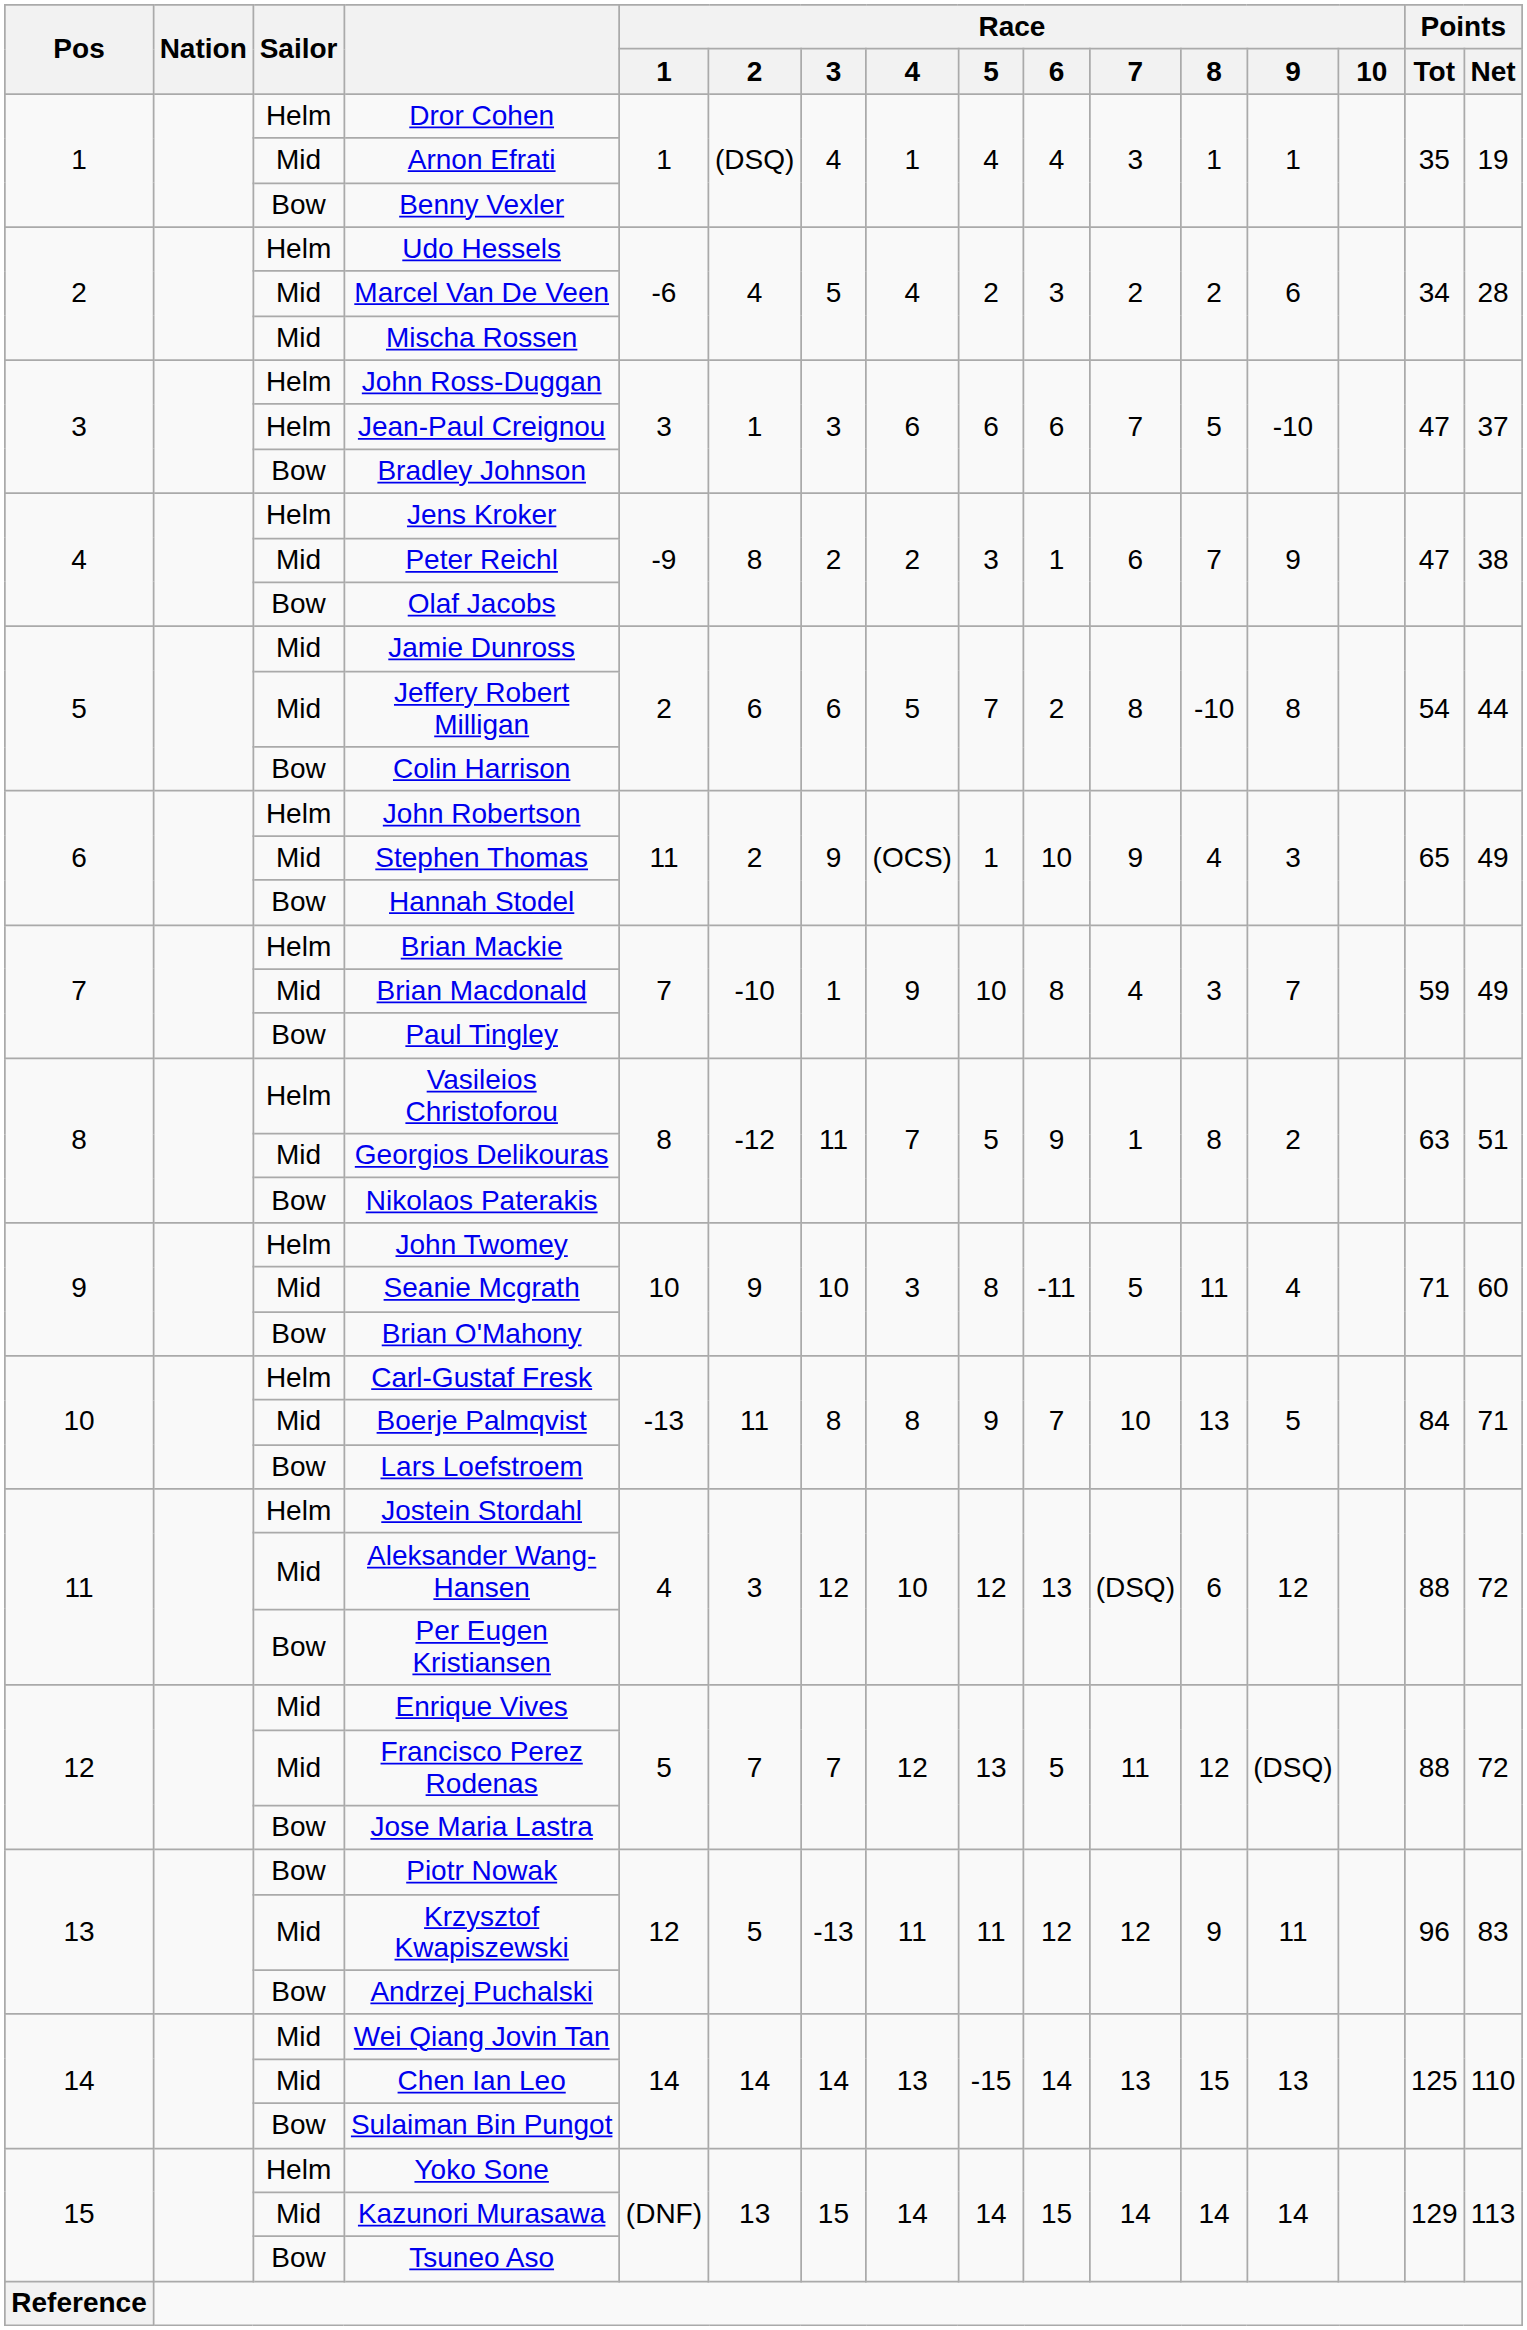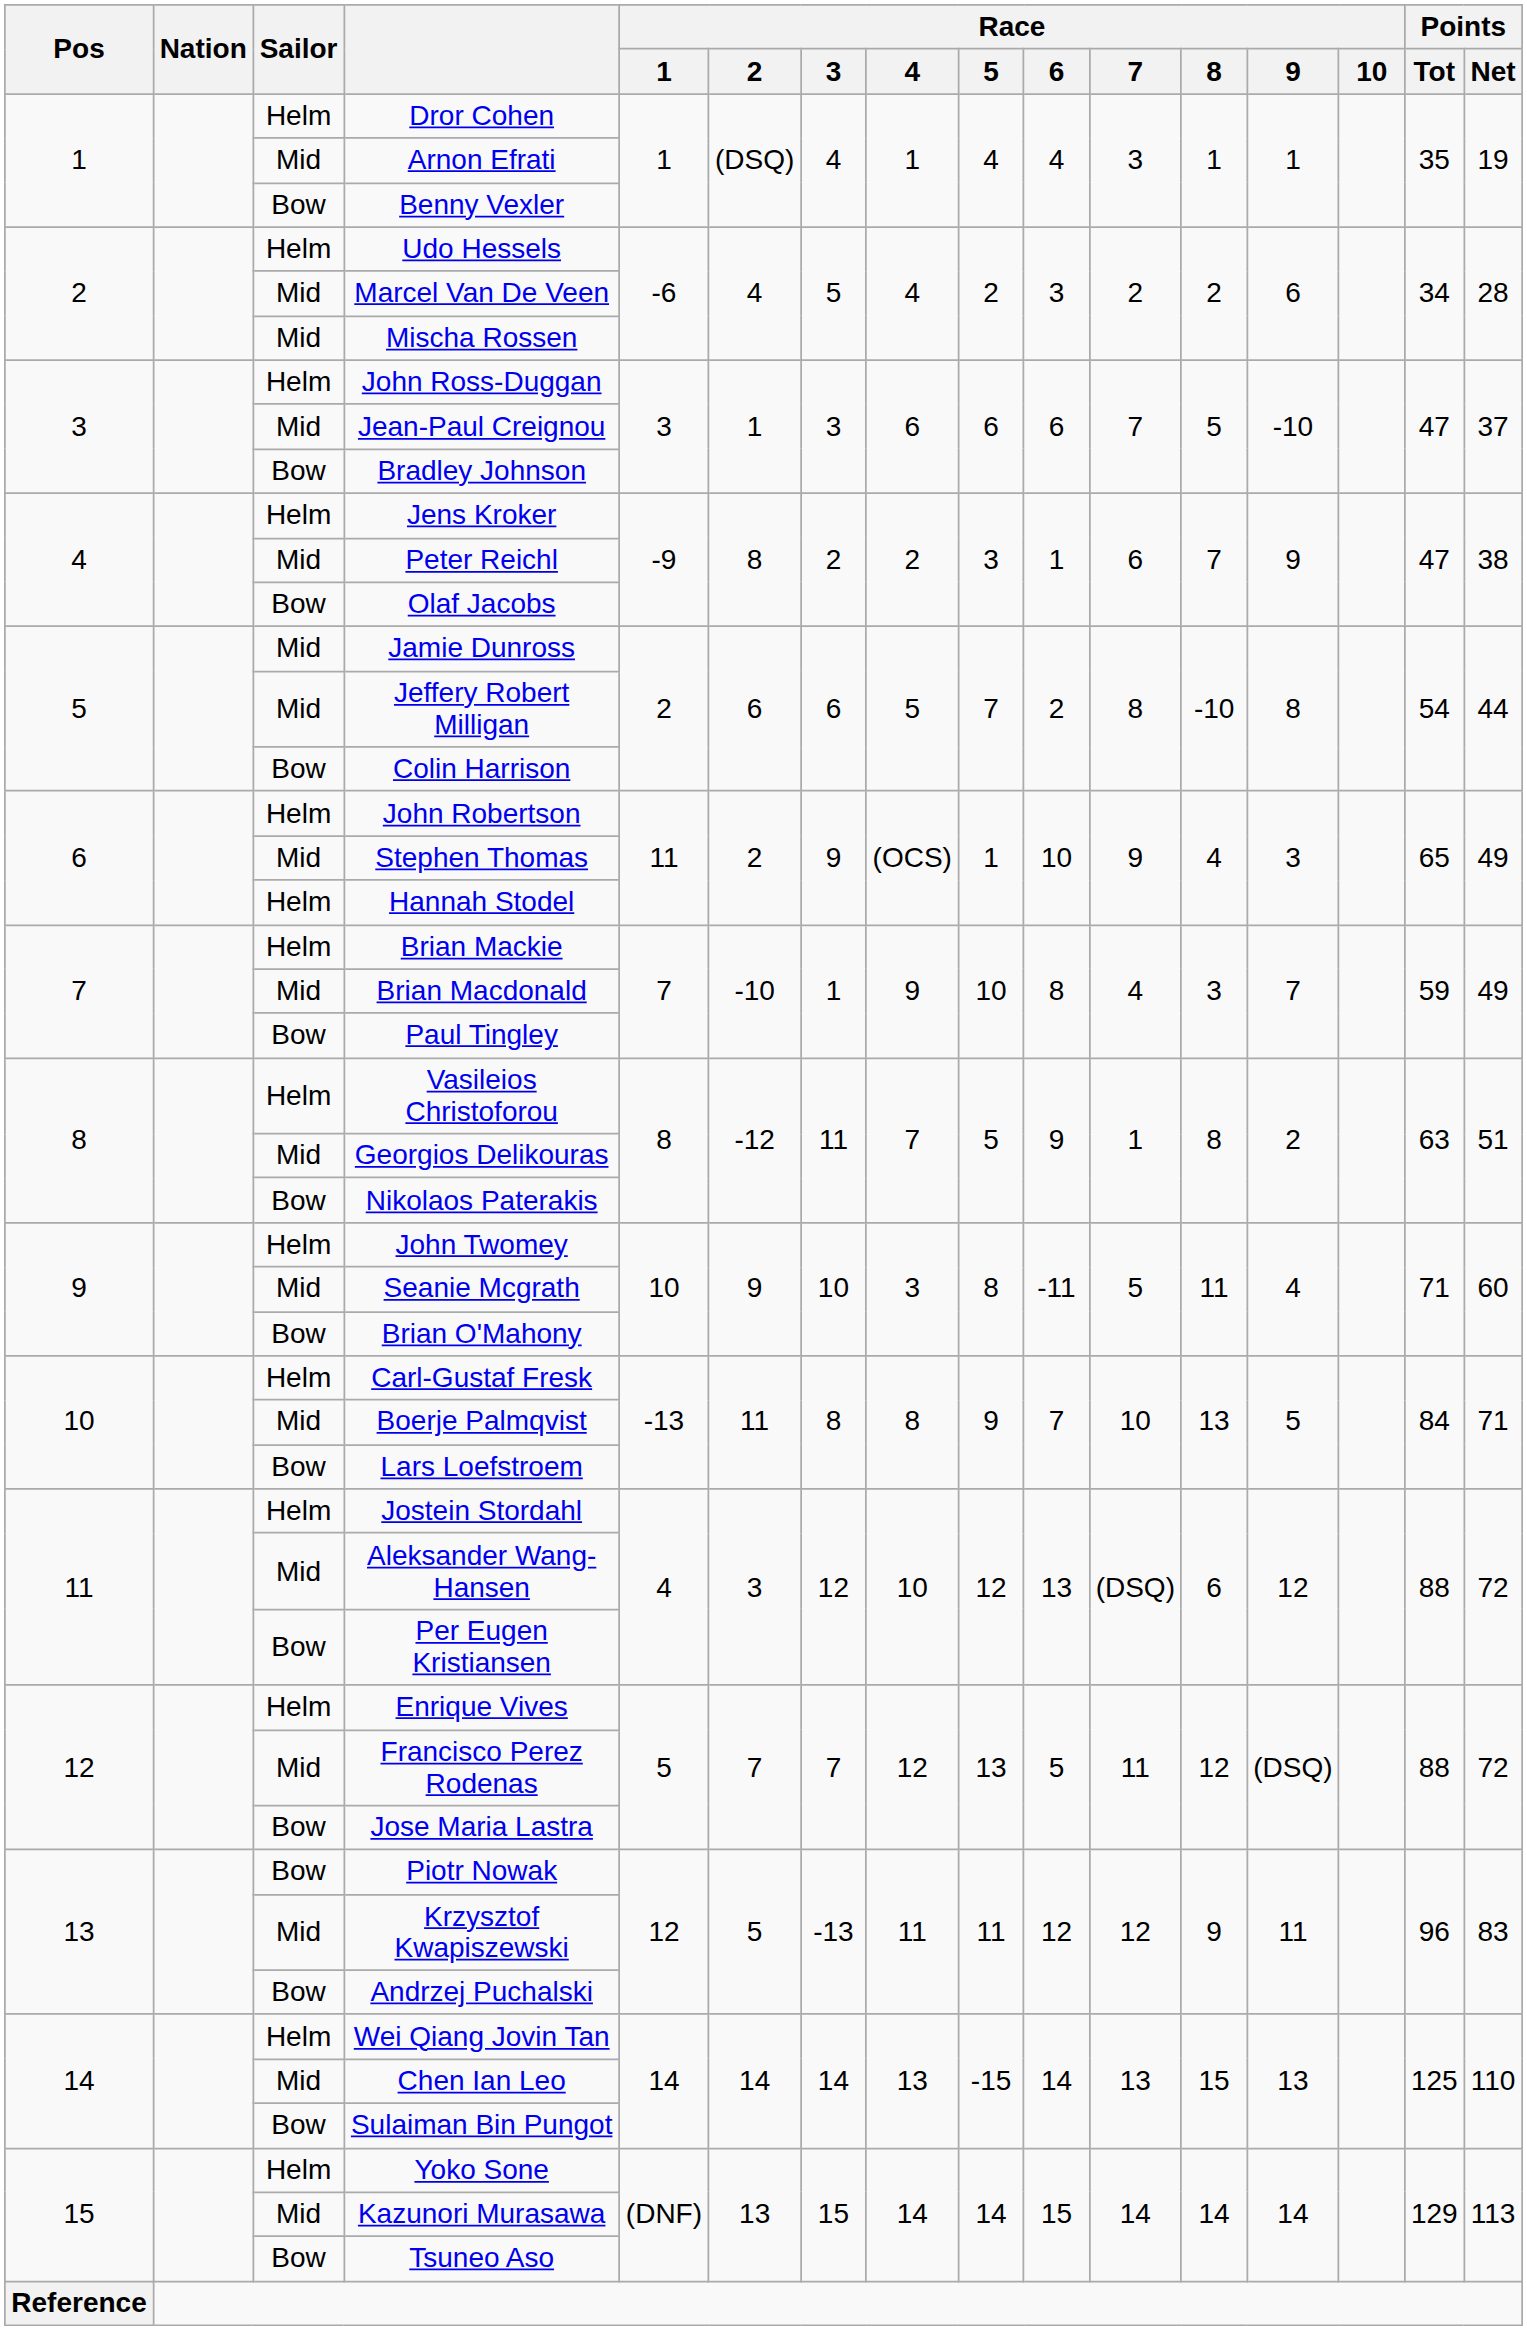(299, 426) Helm -> (299, 426) Mid
(299, 901) Bow -> (299, 901) Helm
(299, 1706) Mid -> (299, 1706) Helm
(299, 2036) Mid -> (299, 2036) Helm
